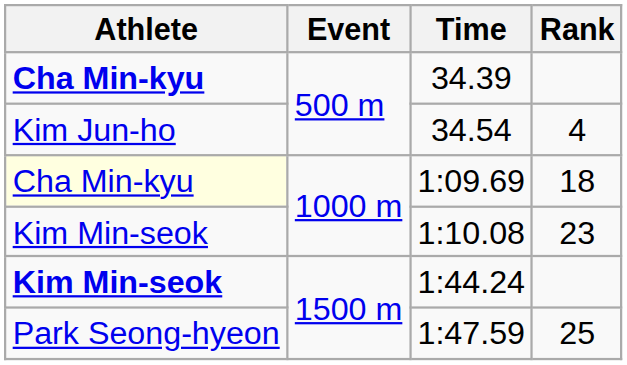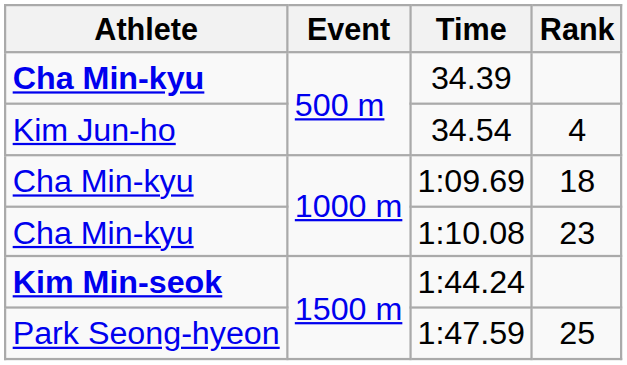(103, 181) lightyellow background -> (103, 181) no background
(110, 232) Kim Min-seok -> (103, 232) Cha Min-kyu
